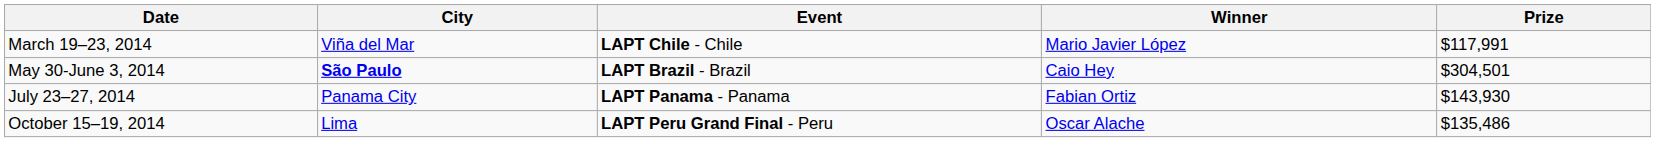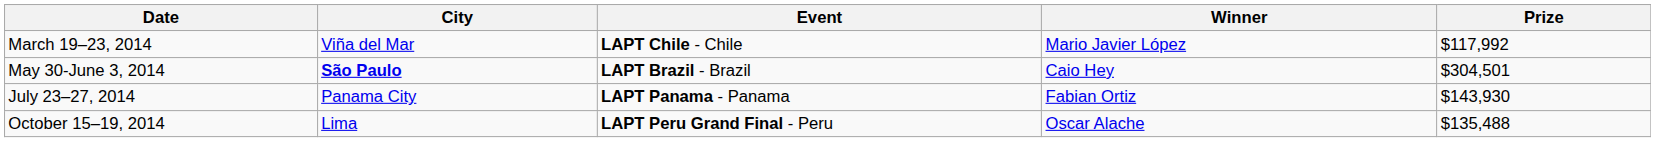(1475, 44) $117,991 -> (1475, 44) $117,992
(1475, 123) $135,486 -> (1475, 123) $135,488
